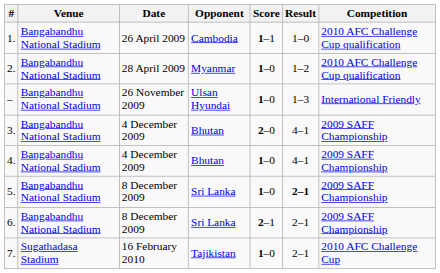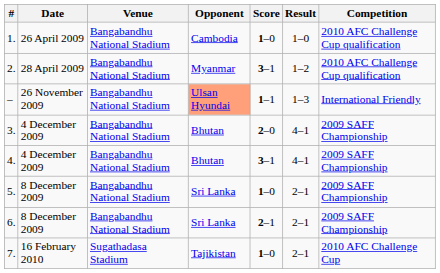columns swapped: (154, 13) <-> (69, 13)
(266, 37) 1–1 -> (266, 37) 1–0
(266, 68) 1–0 -> (266, 68) 3–1
(211, 99) no background -> (211, 99) lightsalmon background
(266, 99) 1–0 -> (266, 99) 1–1
(266, 161) 1–0 -> (266, 161) 3–1
(301, 191) bold -> (301, 191) normal
